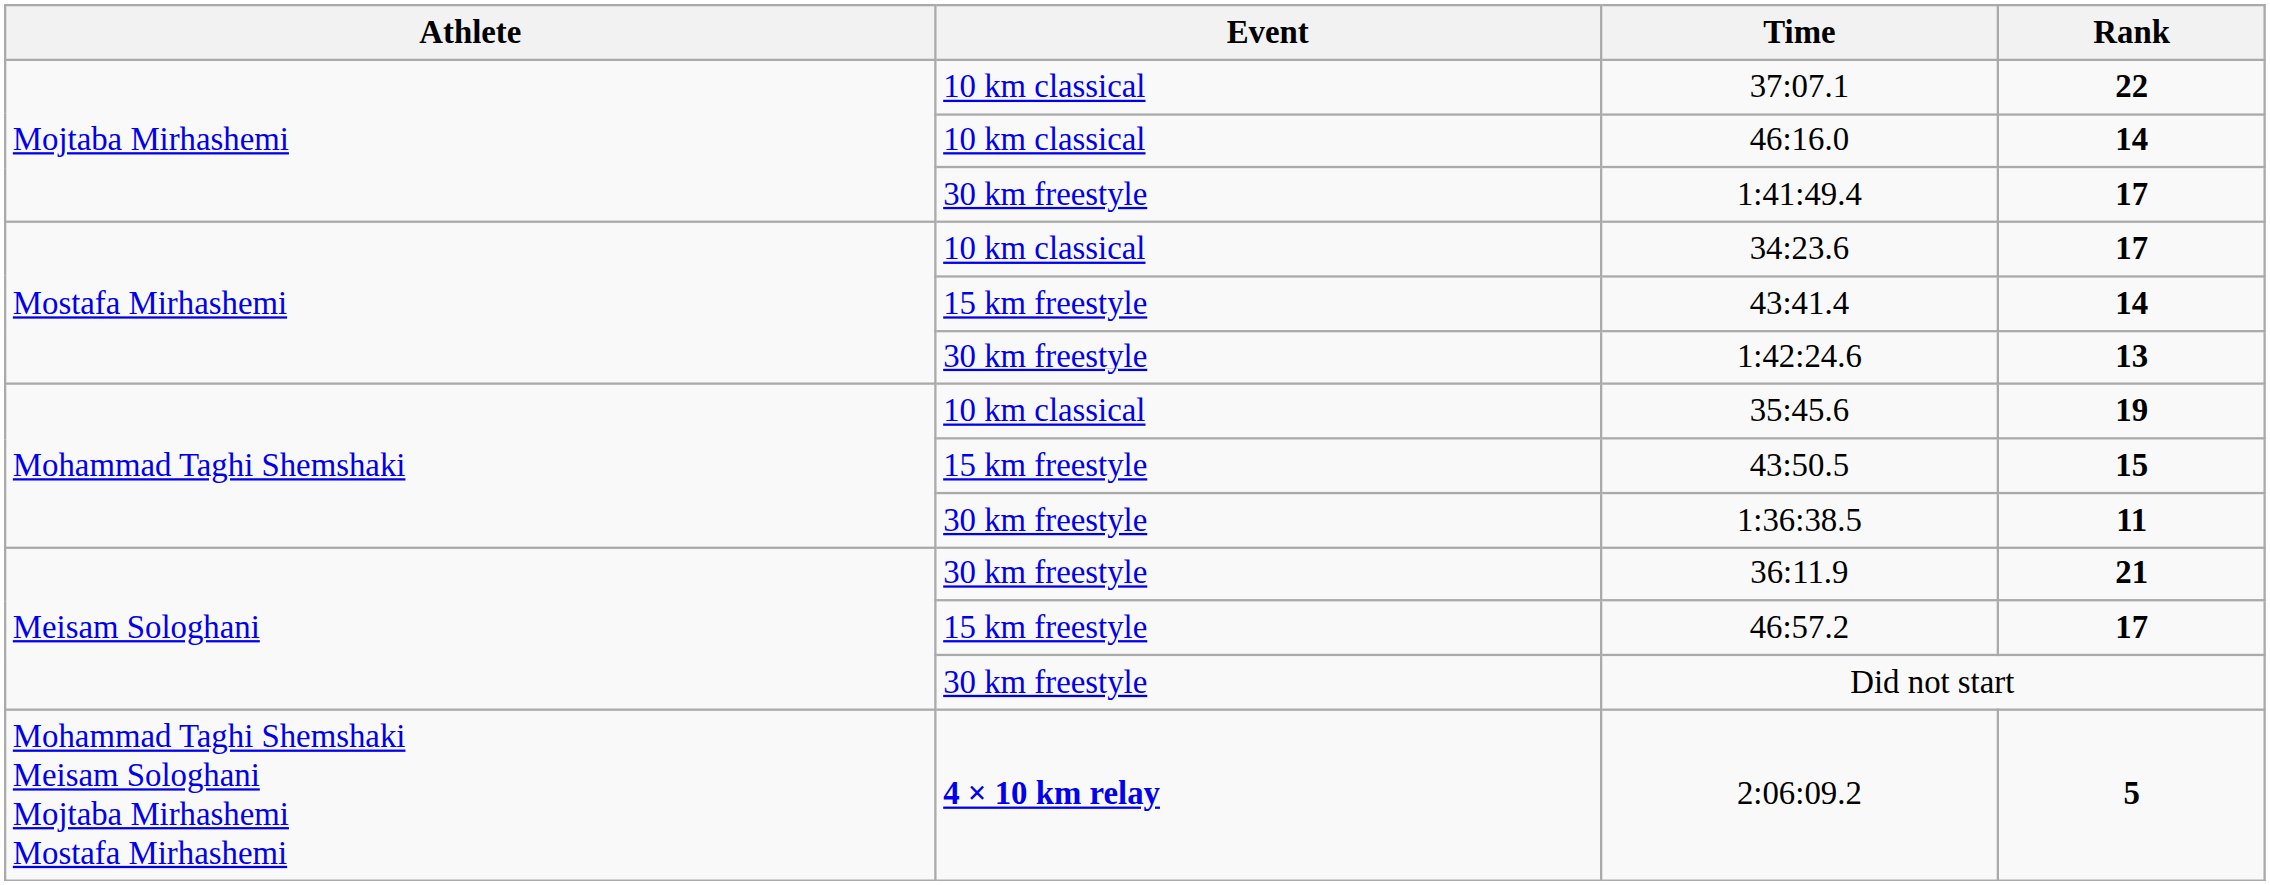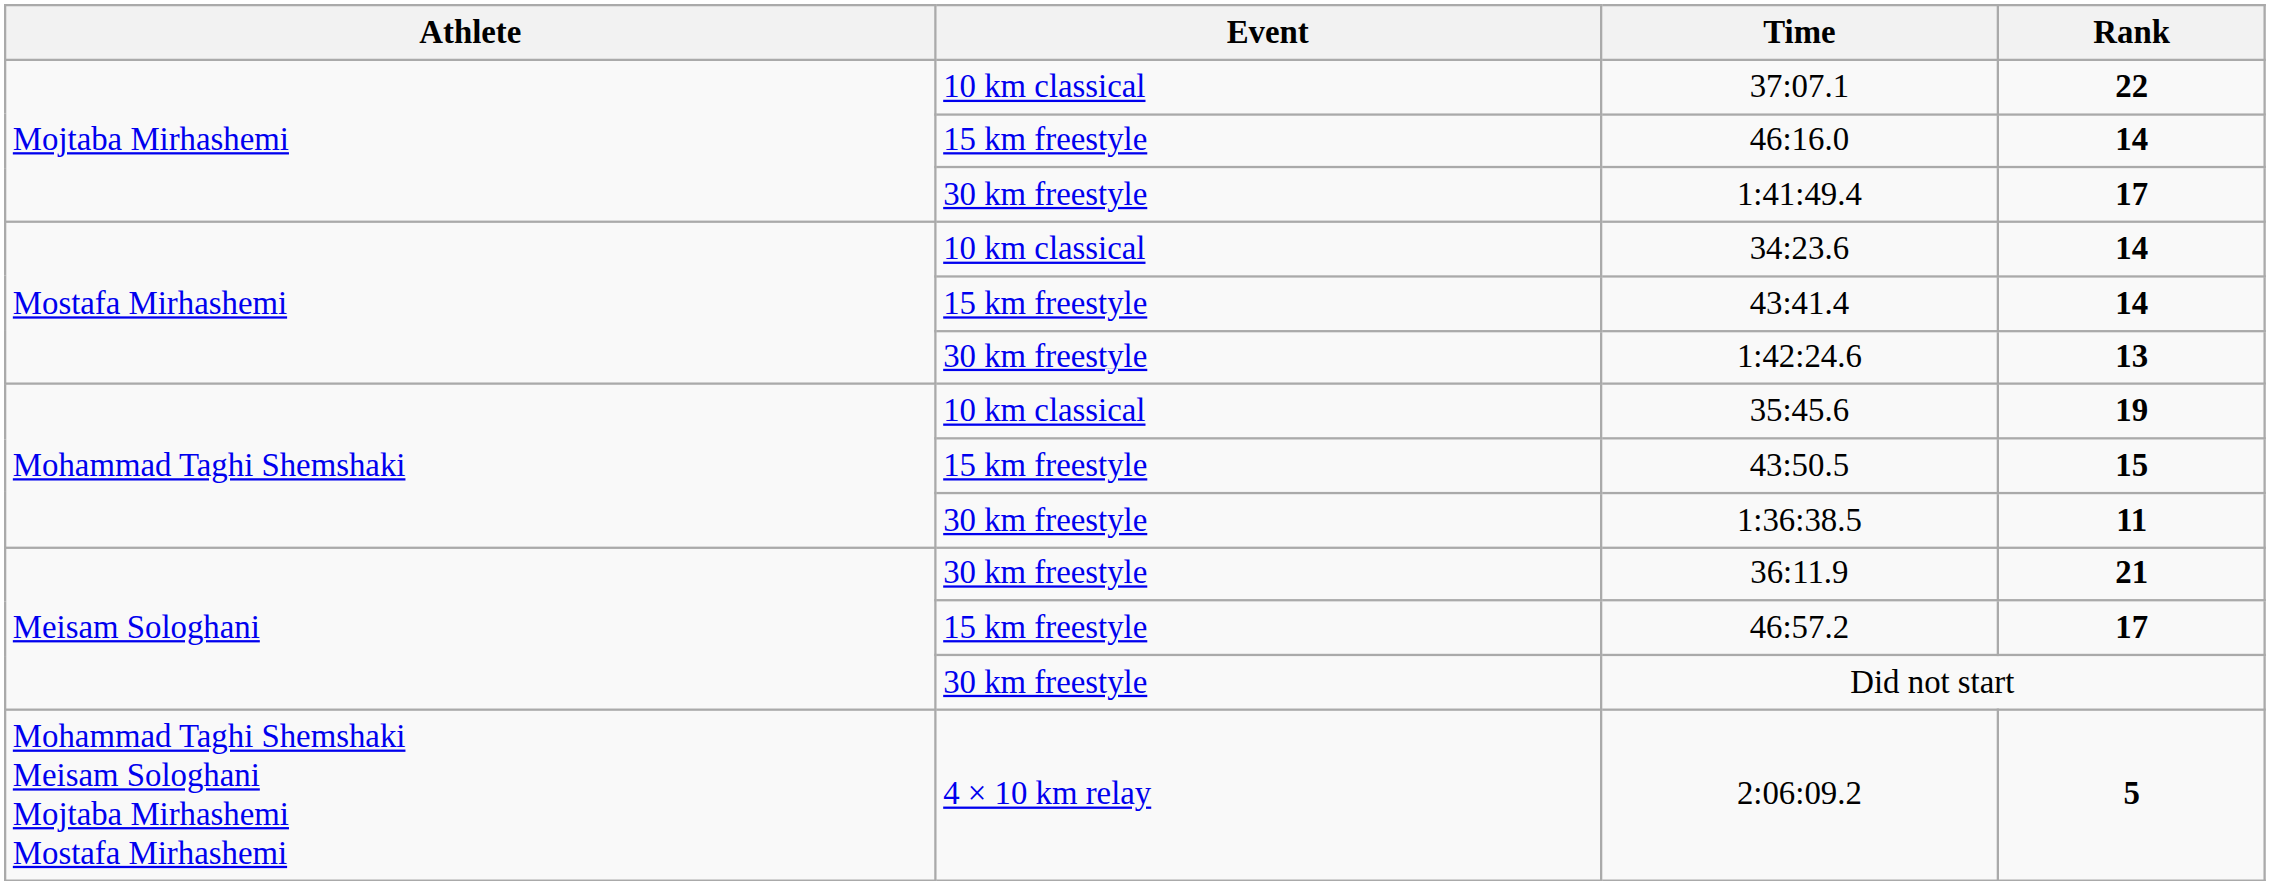(1044, 140) 10 km classical -> (1045, 140) 15 km freestyle
(2132, 248) 17 -> (2132, 248) 14
(1052, 794) bold -> (1047, 794) normal
